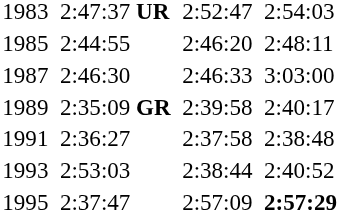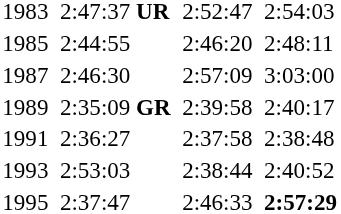(217, 75) 2:46:33 -> (217, 75) 2:57:09
(217, 202) 2:57:09 -> (217, 202) 2:46:33
